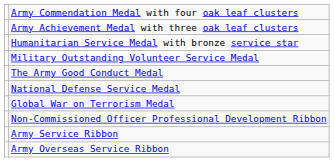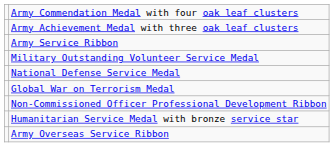rows swapped: (155, 42) <-> (65, 134)
- row: (87, 73)
